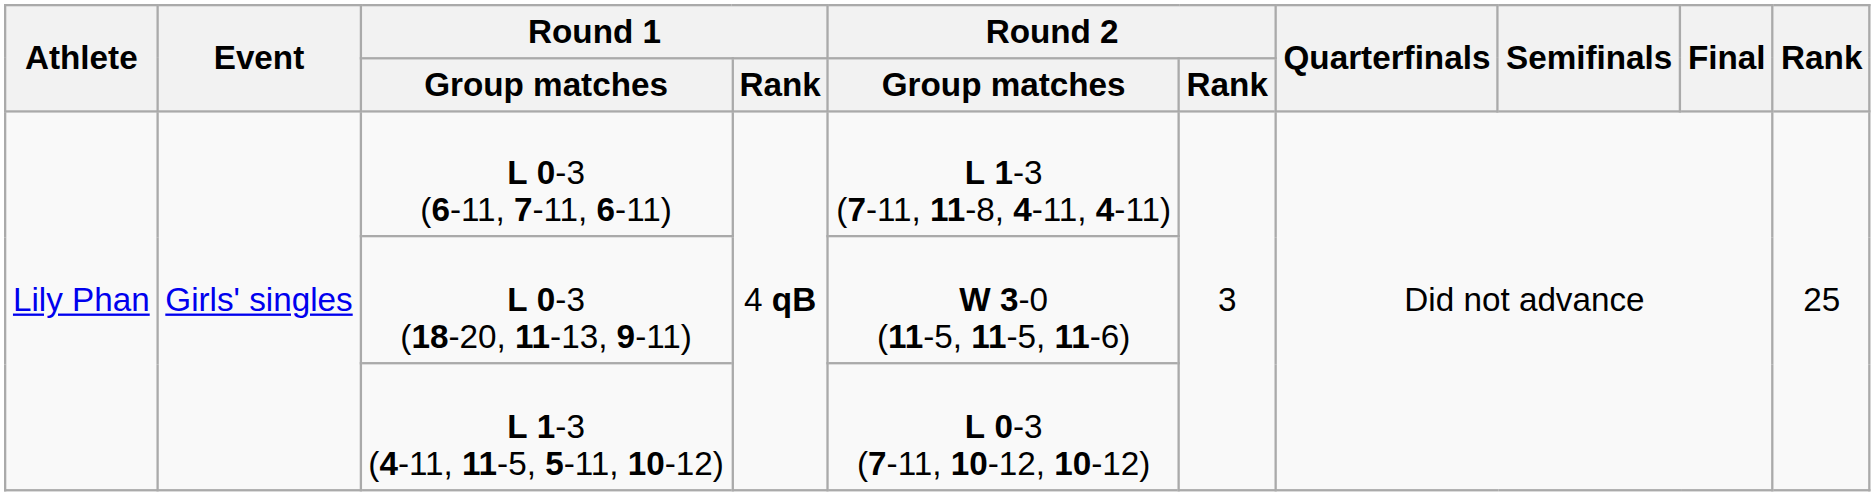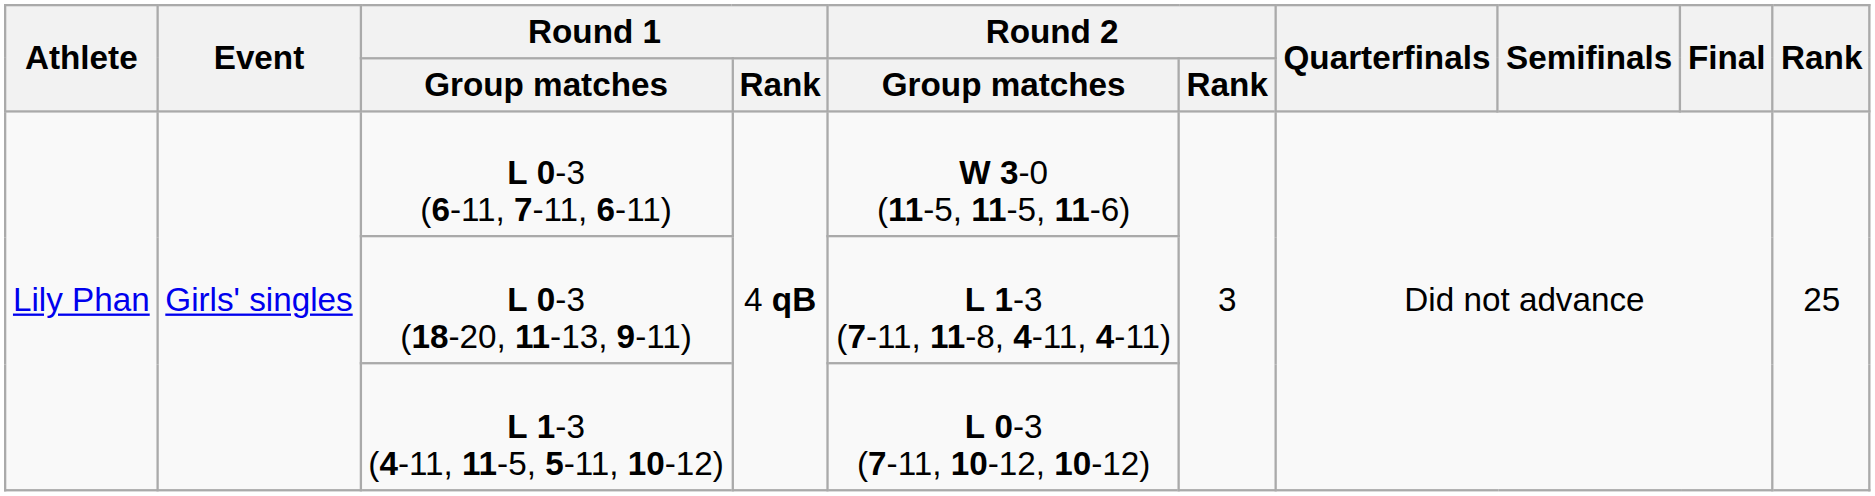(1004, 192) L 1-3 (7-11, 11-8, 4-11, 4-11) -> (1004, 192) W 3-0 (11-5, 11-5, 11-6)
(1004, 319) W 3-0 (11-5, 11-5, 11-6) -> (1004, 319) L 1-3 (7-11, 11-8, 4-11, 4-11)
